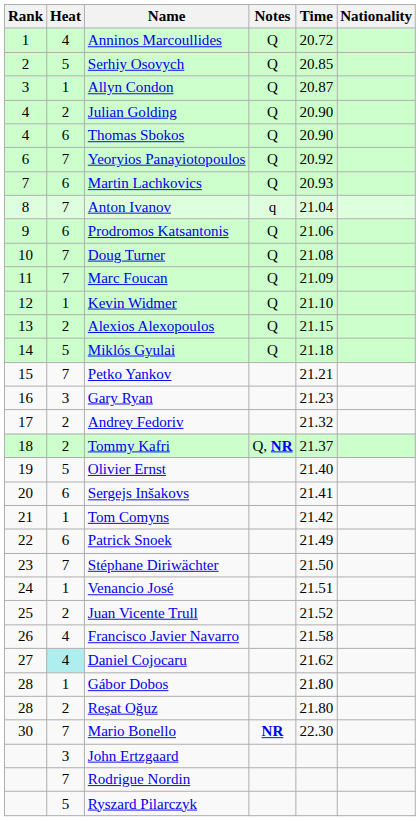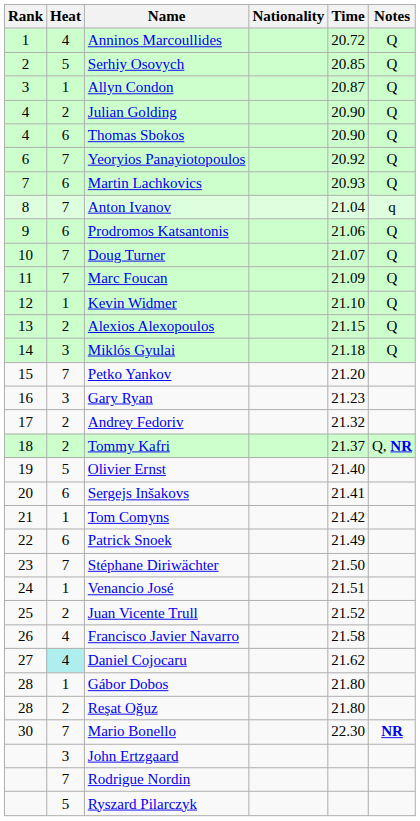columns swapped: (376, 16) <-> (272, 16)
(316, 254) 21.08 -> (348, 254) 21.07
(65, 350) 5 -> (65, 350) 3
(316, 374) 21.21 -> (348, 374) 21.20
